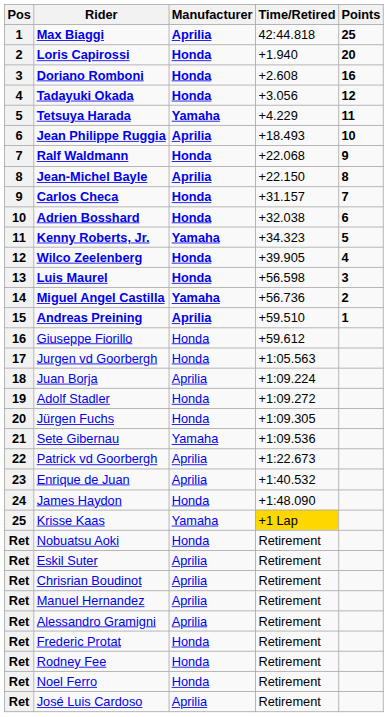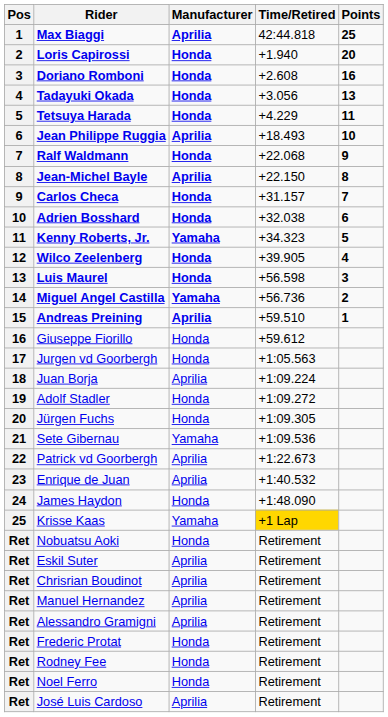(349, 96) 12 -> (349, 96) 13
(196, 116) Yamaha -> (192, 116) Honda
